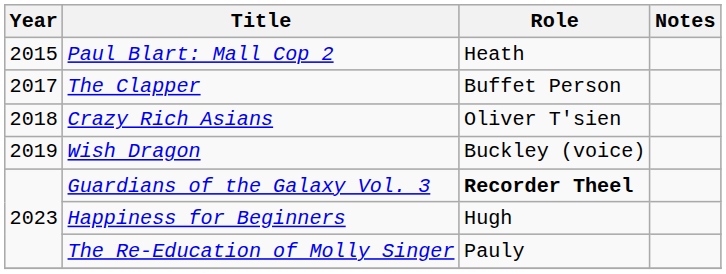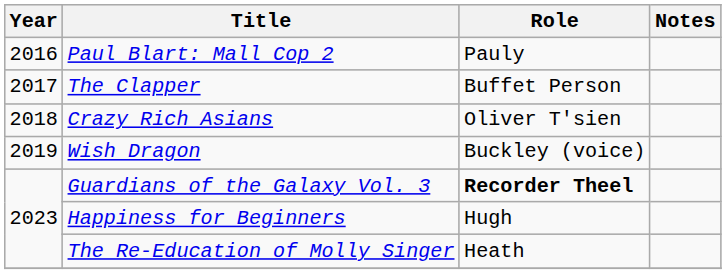(34, 54) 2015 -> (34, 54) 2016
(494, 54) Heath -> (494, 54) Pauly
(494, 251) Pauly -> (494, 251) Heath
